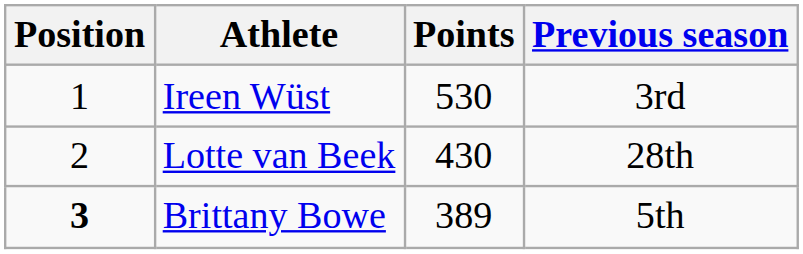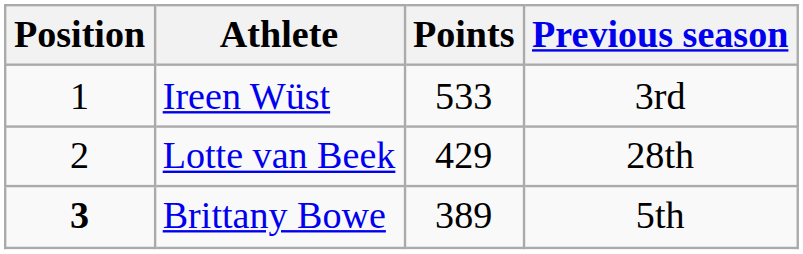(464, 95) 530 -> (464, 95) 533
(464, 155) 430 -> (464, 155) 429
